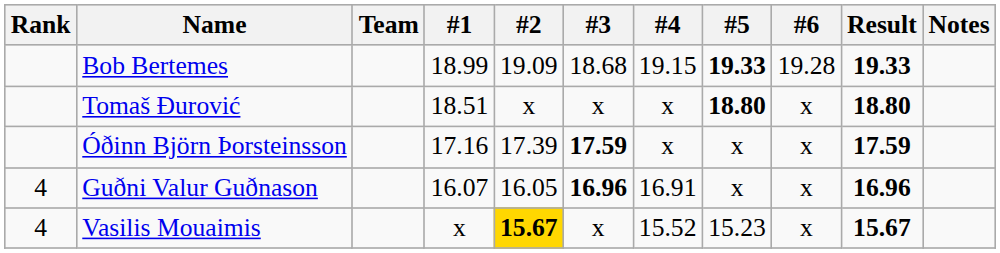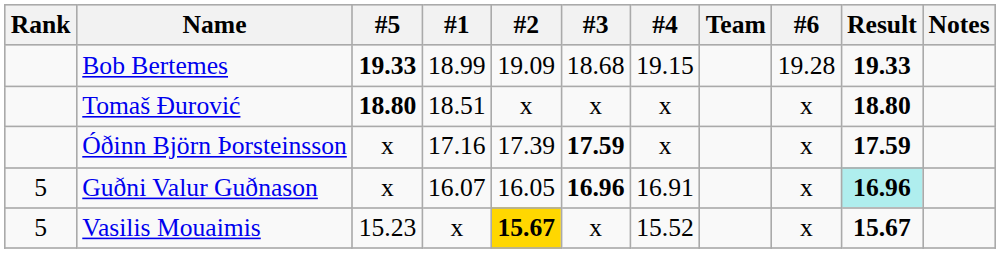columns swapped: (389, 24) <-> (737, 24)
(41, 187) 4 -> (41, 187) 5
(882, 187) no background -> (882, 187) paleturquoise background
(41, 227) 4 -> (41, 227) 5
